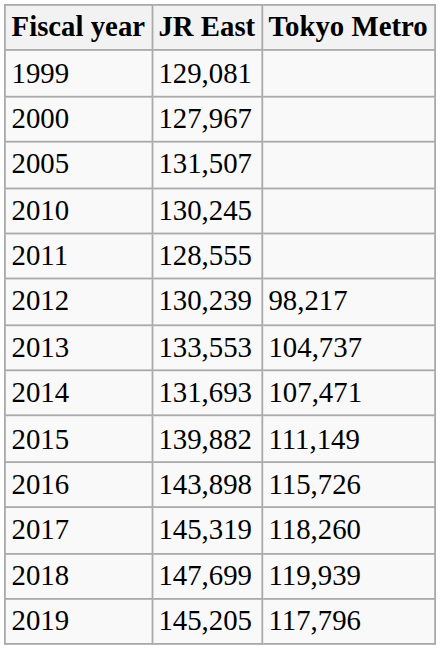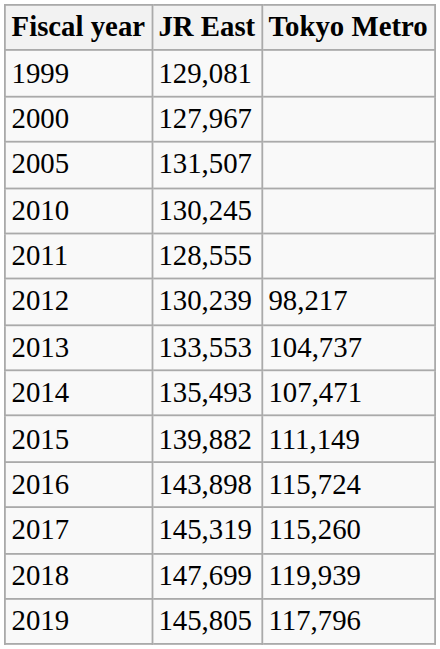(205, 392) 131,693 -> (205, 392) 135,493
(315, 484) 115,726 -> (315, 484) 115,724
(315, 529) 118,260 -> (315, 529) 115,260
(205, 621) 145,205 -> (205, 621) 145,805
